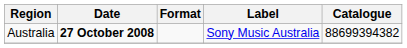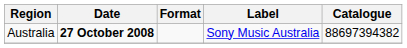(362, 33) 88699394382 -> (362, 33) 88697394382
